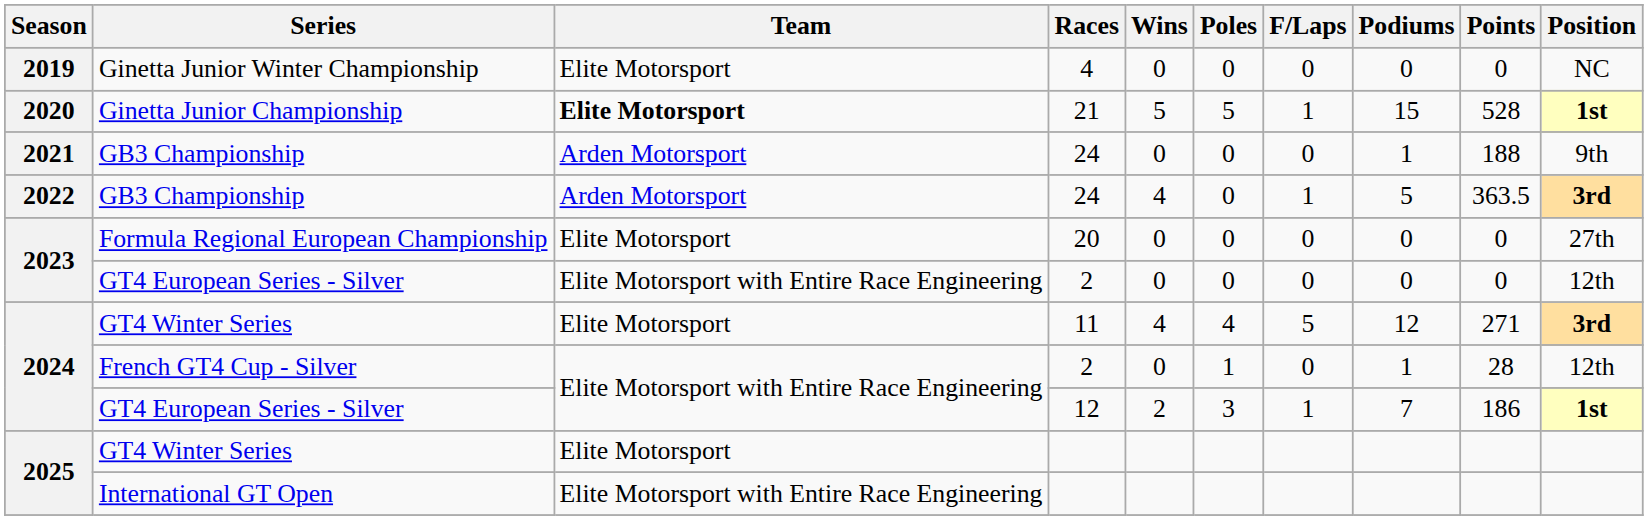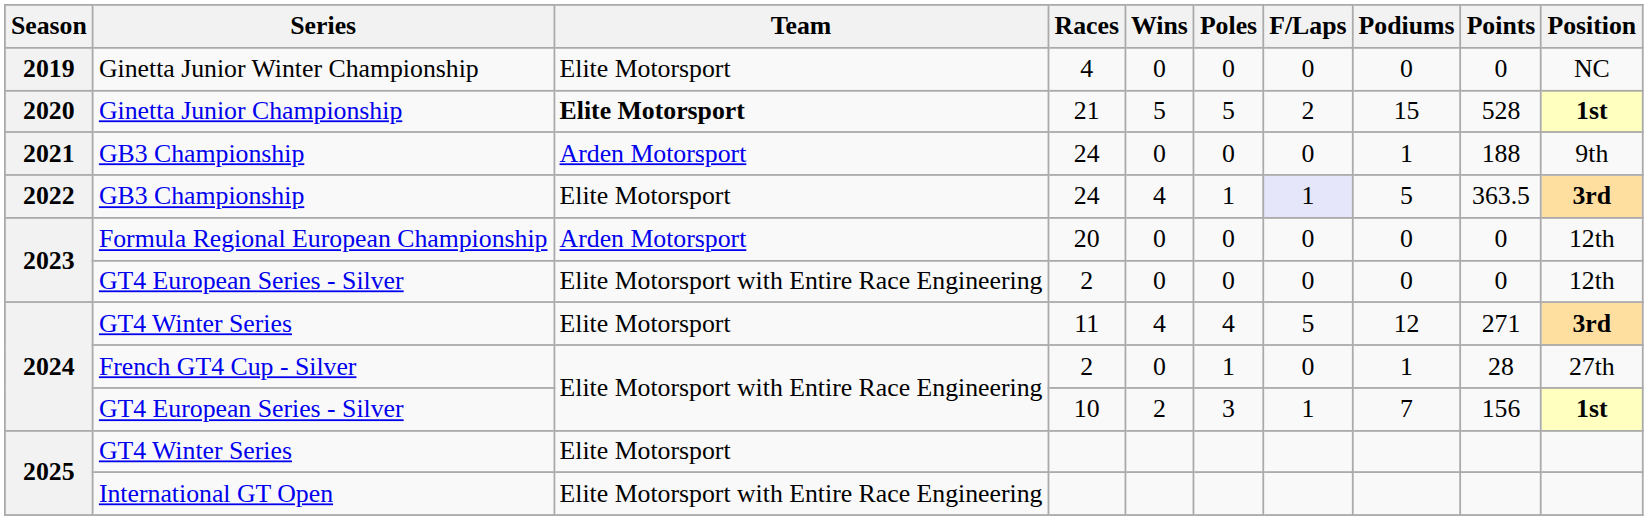(1308, 111) 1 -> (1308, 111) 2
(653, 196) Arden Motorsport -> (645, 196) Elite Motorsport
(1229, 196) 0 -> (1229, 196) 1
(1308, 196) no background -> (1308, 196) lavender background
(645, 238) Elite Motorsport -> (653, 238) Arden Motorsport
(1592, 238) 27th -> (1592, 238) 12th
(1592, 366) 12th -> (1592, 366) 27th
(1087, 408) 12 -> (1087, 408) 10
(1501, 408) 186 -> (1501, 408) 156
